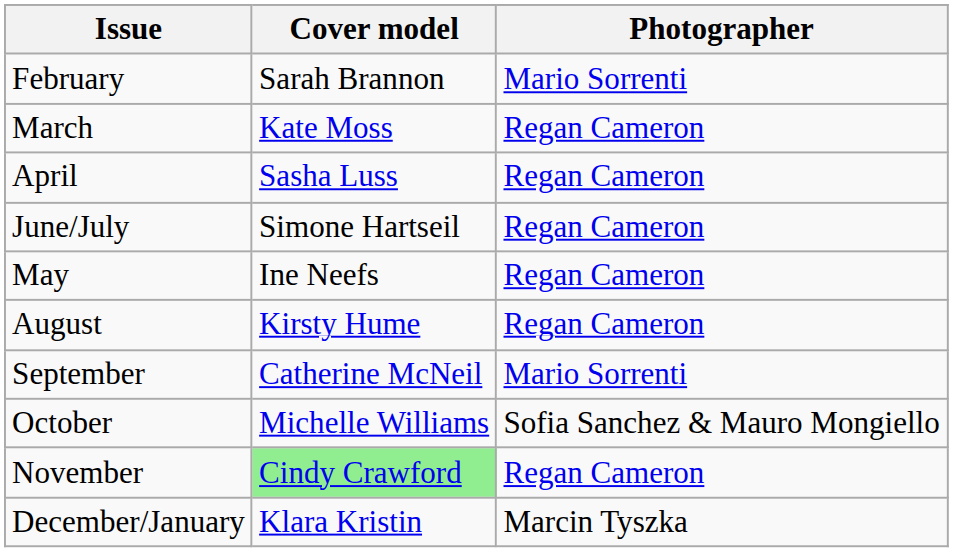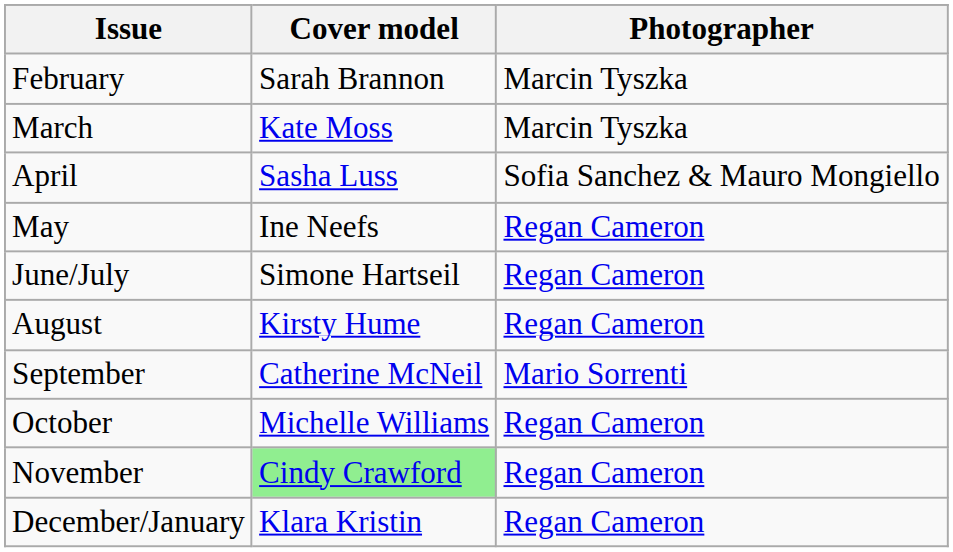(595, 78) Mario Sorrenti -> (596, 78) Marcin Tyszka
(604, 127) Regan Cameron -> (596, 127) Marcin Tyszka
(604, 176) Regan Cameron -> (722, 176) Sofia Sanchez & Mauro Mongiello
rows swapped: (41, 275) <-> (71, 226)
(722, 422) Sofia Sanchez & Mauro Mongiello -> (604, 422) Regan Cameron
(596, 521) Marcin Tyszka -> (604, 521) Regan Cameron
